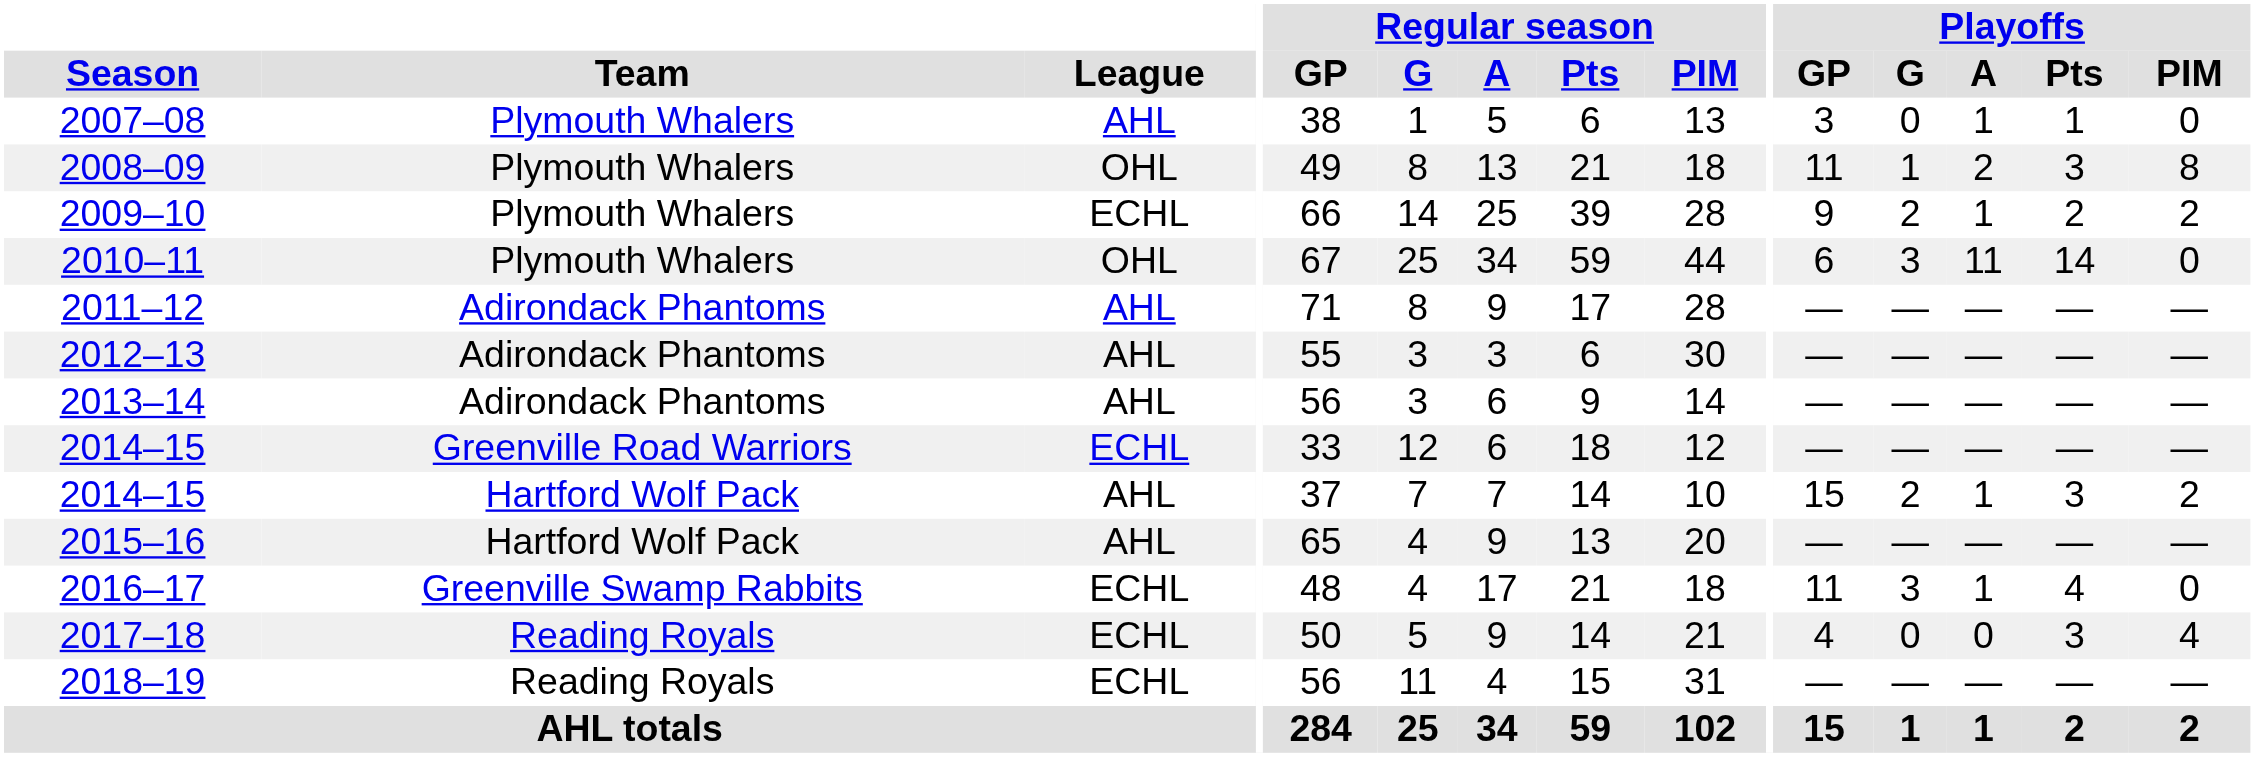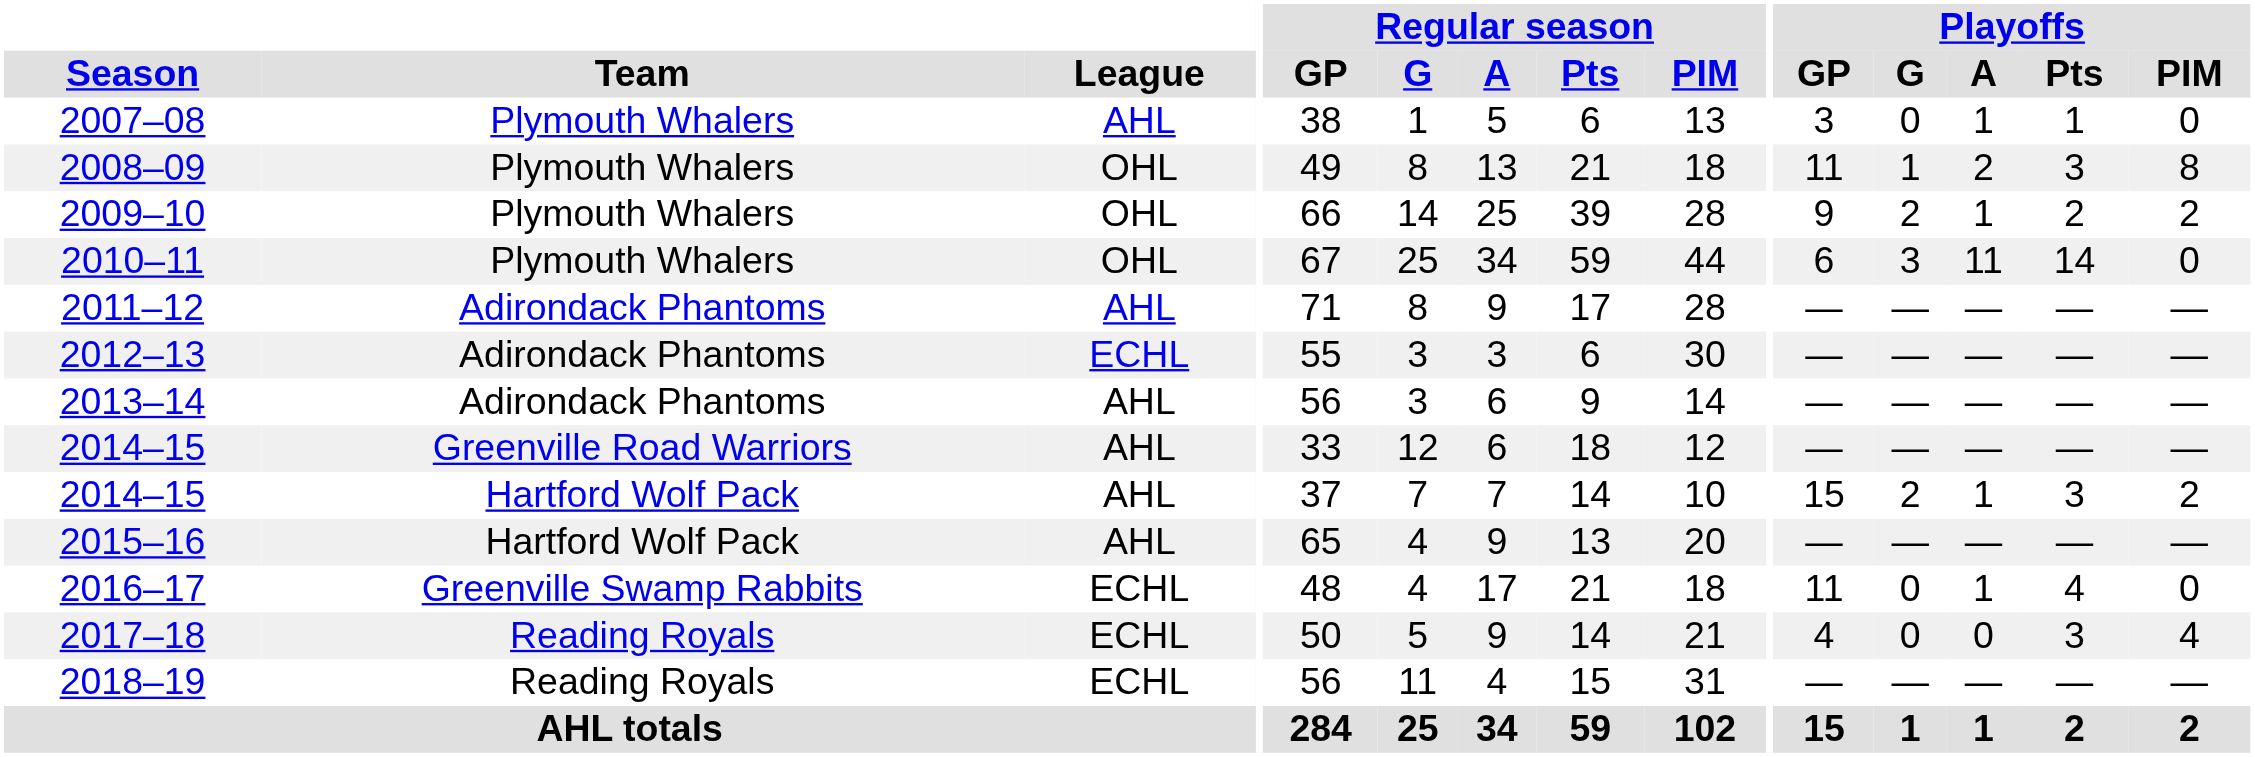(1139, 213) ECHL -> (1139, 213) OHL
(1139, 354) AHL -> (1139, 354) ECHL
(1139, 447) ECHL -> (1139, 447) AHL
(1910, 588) 3 -> (1910, 588) 0
